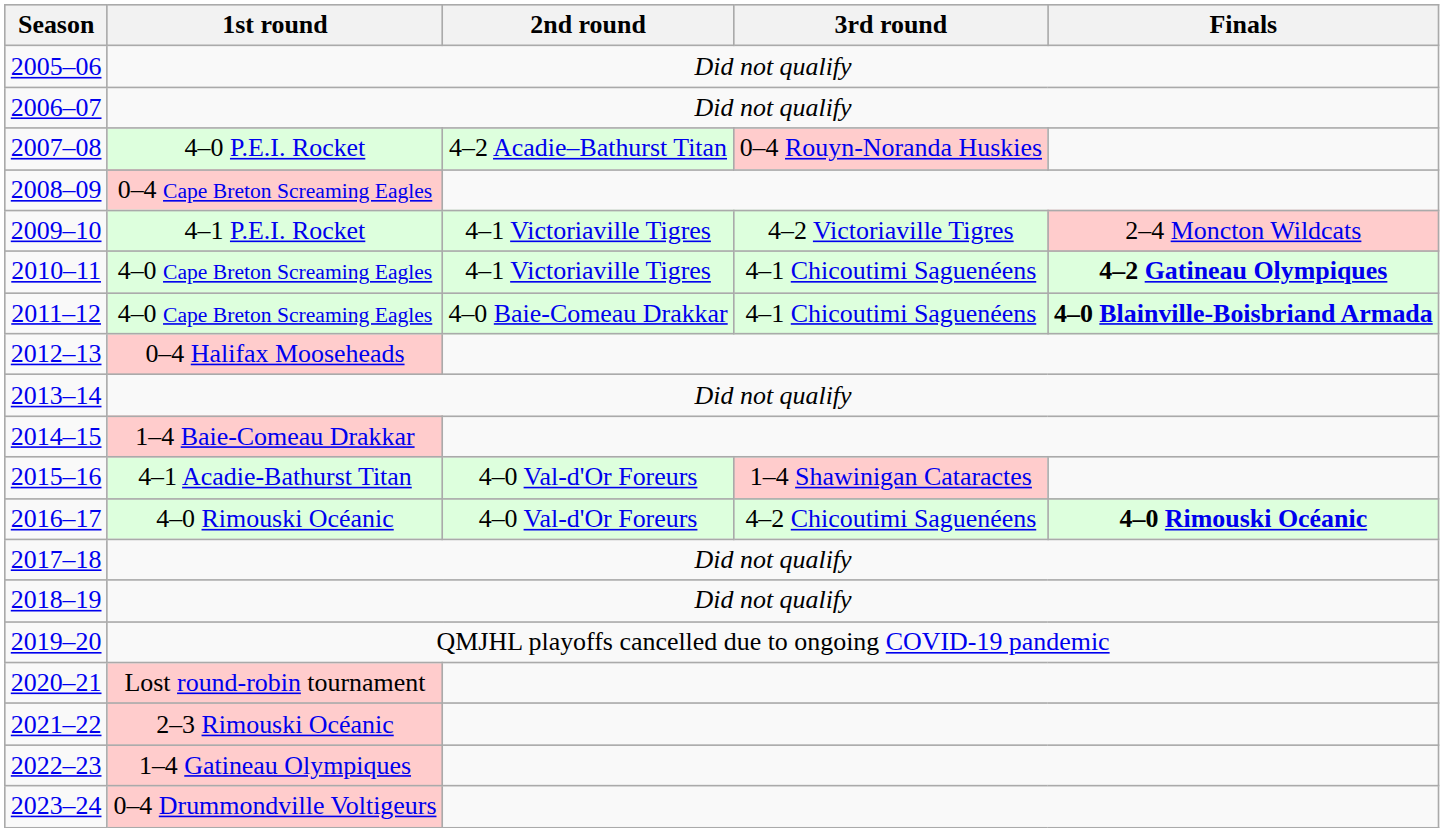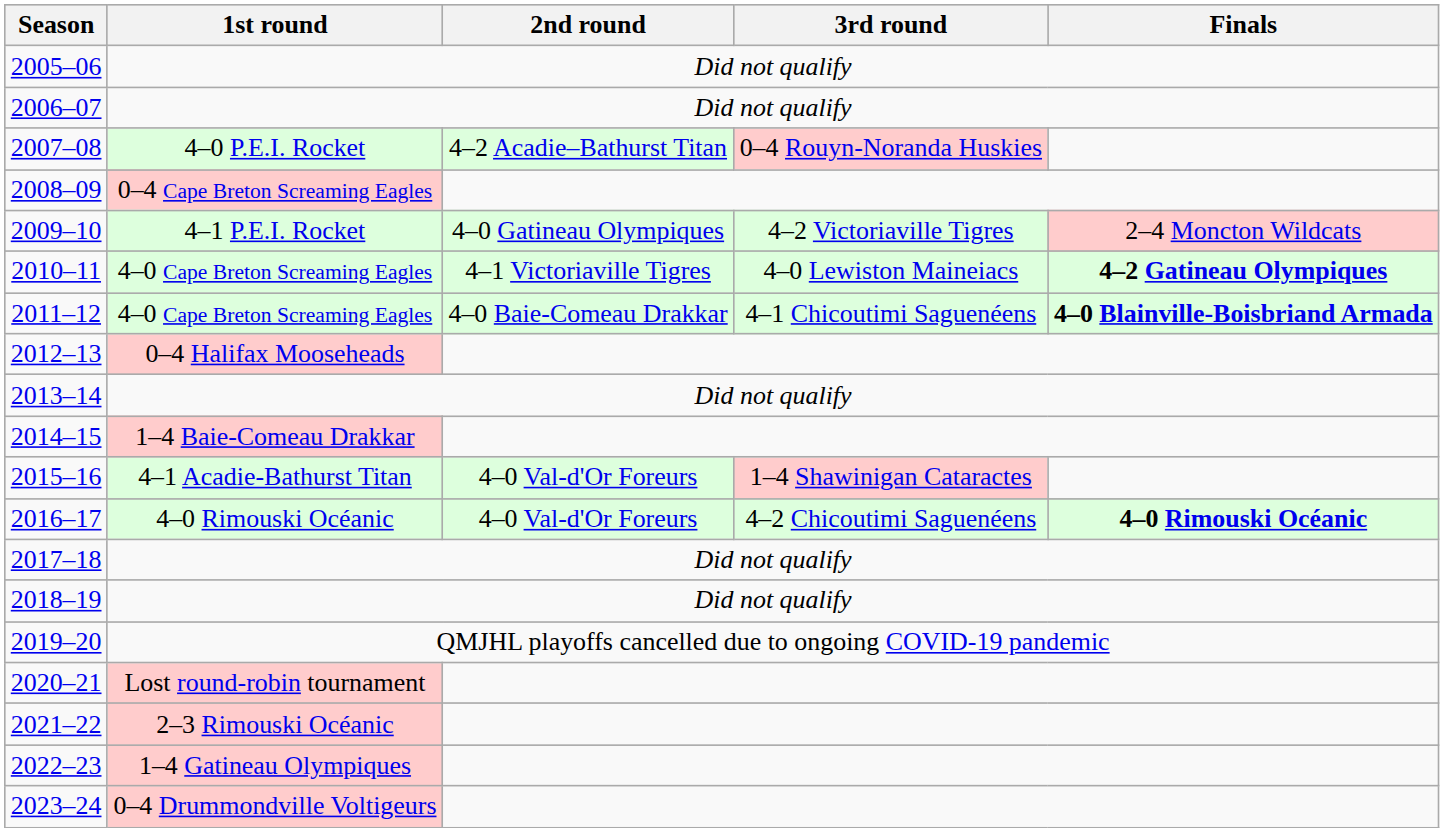(588, 230) 4–1 Victoriaville Tigres -> (588, 230) 4–0 Gatineau Olympiques
(891, 271) 4–1 Chicoutimi Saguenéens -> (891, 271) 4–0 Lewiston Maineiacs
